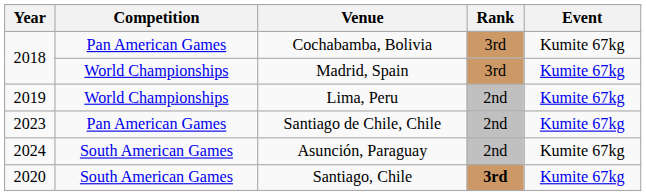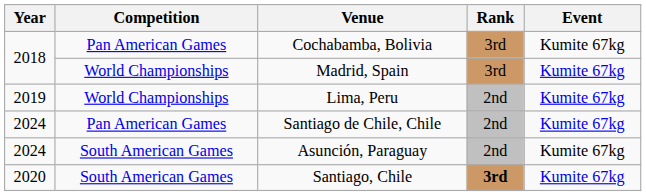(30, 124) 2023 -> (30, 124) 2024
